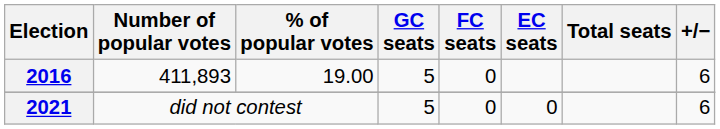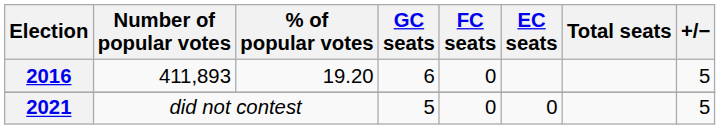(348, 75) 19.00 -> (348, 75) 19.20
(429, 75) 5 -> (429, 75) 6
(705, 75) 6 -> (705, 75) 5
(705, 107) 6 -> (705, 107) 5
